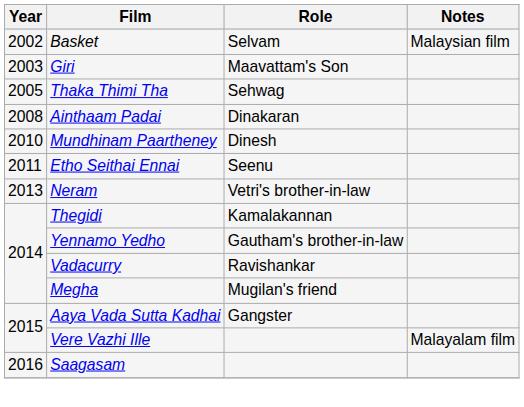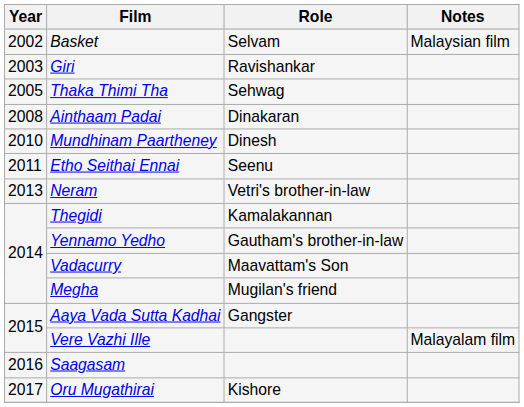(288, 66) Maavattam's Son -> (271, 66) Ravishankar
(271, 265) Ravishankar -> (288, 265) Maavattam's Son
+ row: (102, 389)
